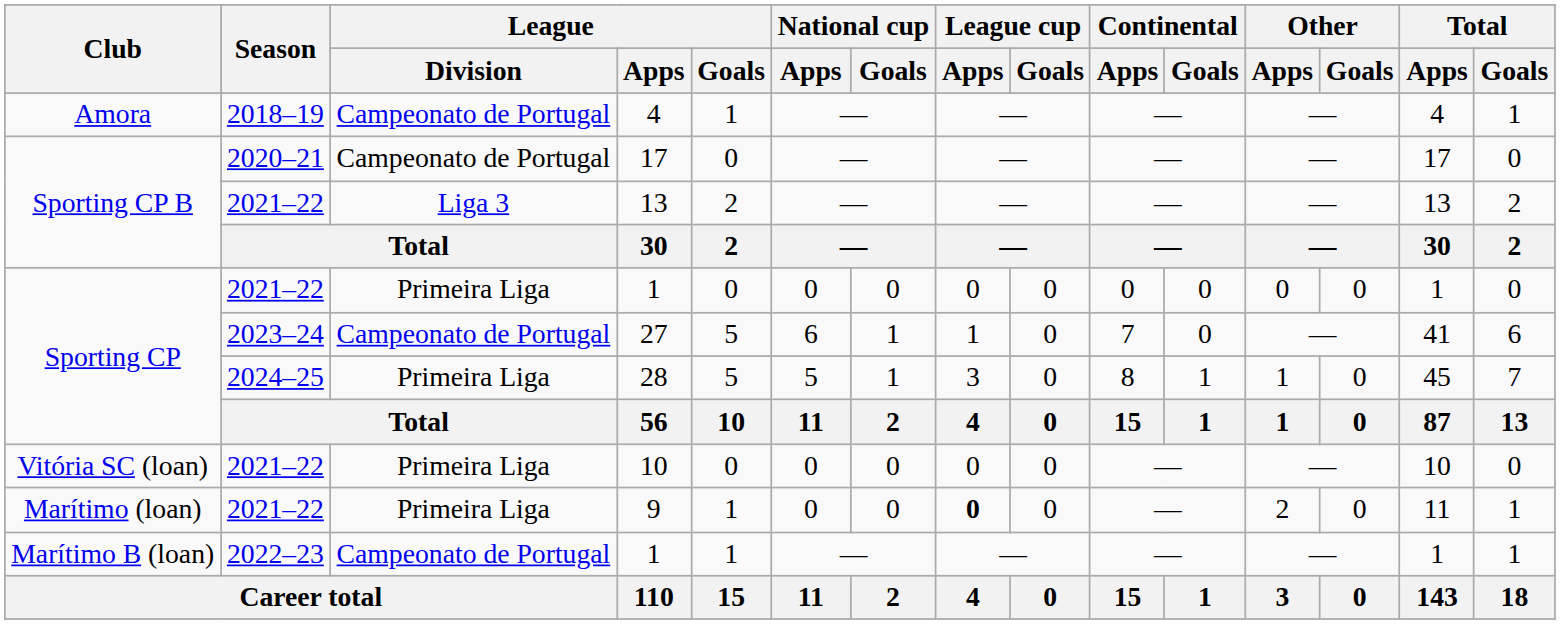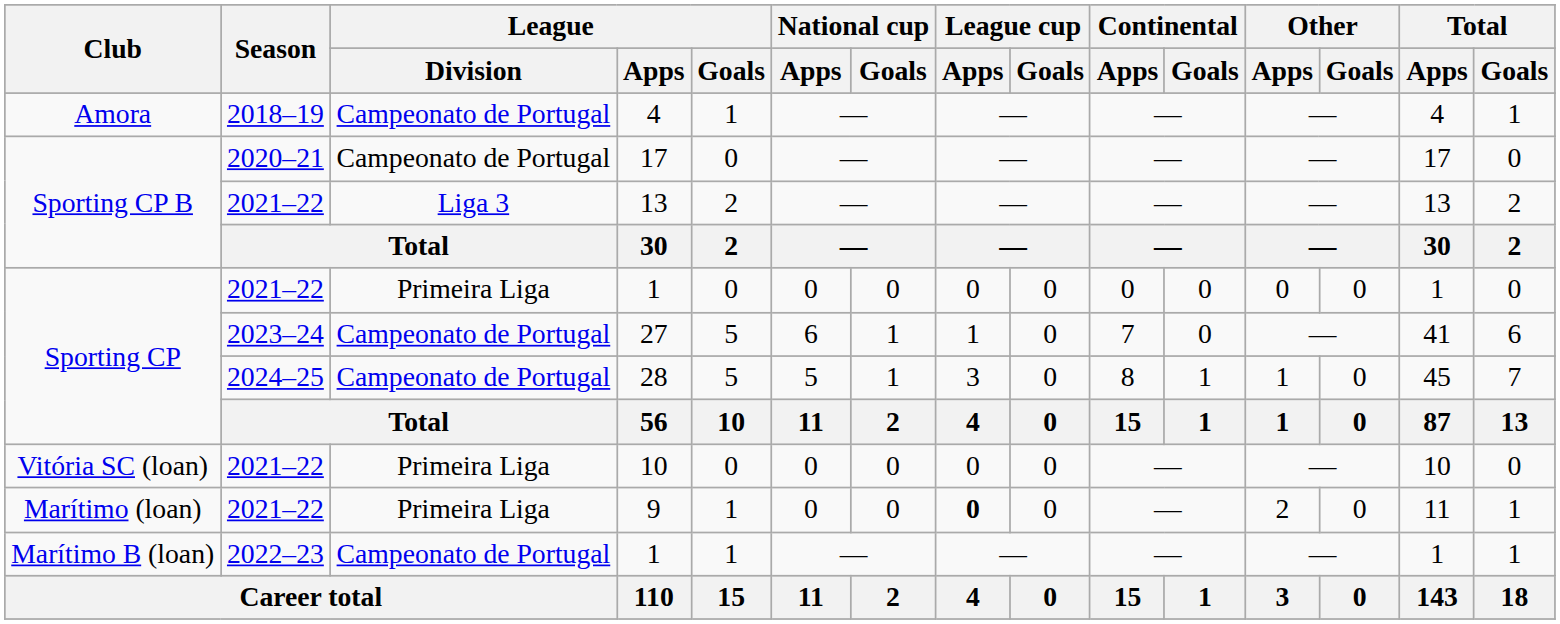(473, 377) Primeira Liga -> (473, 377) Campeonato de Portugal
